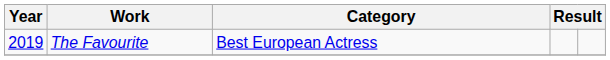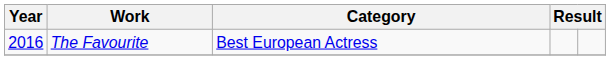(26, 42) 2019 -> (26, 42) 2016
